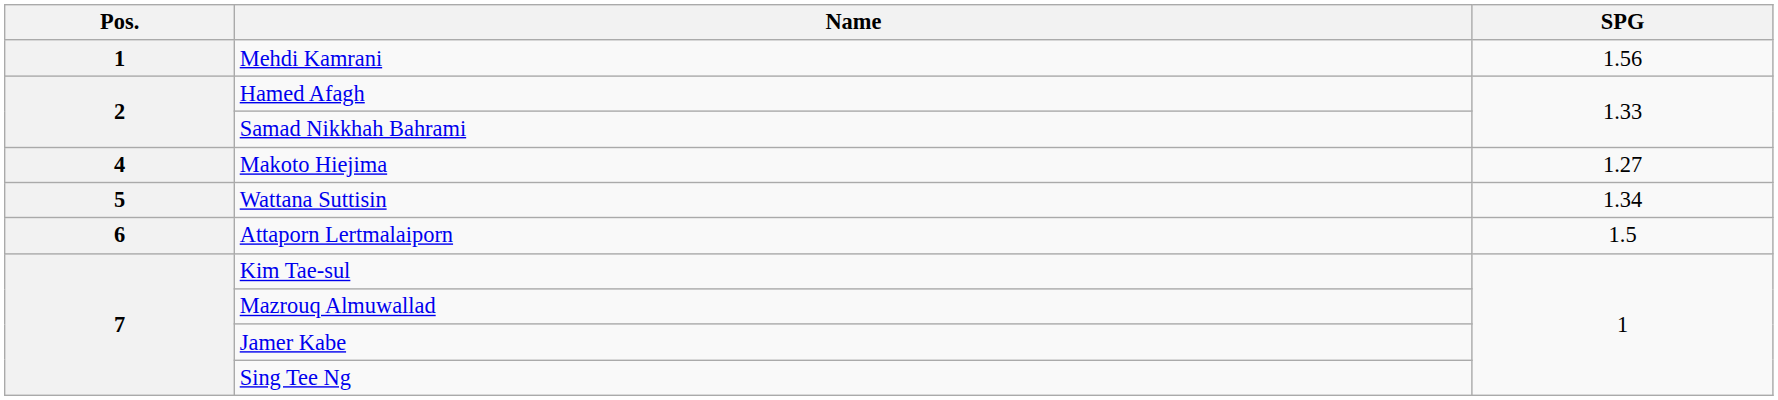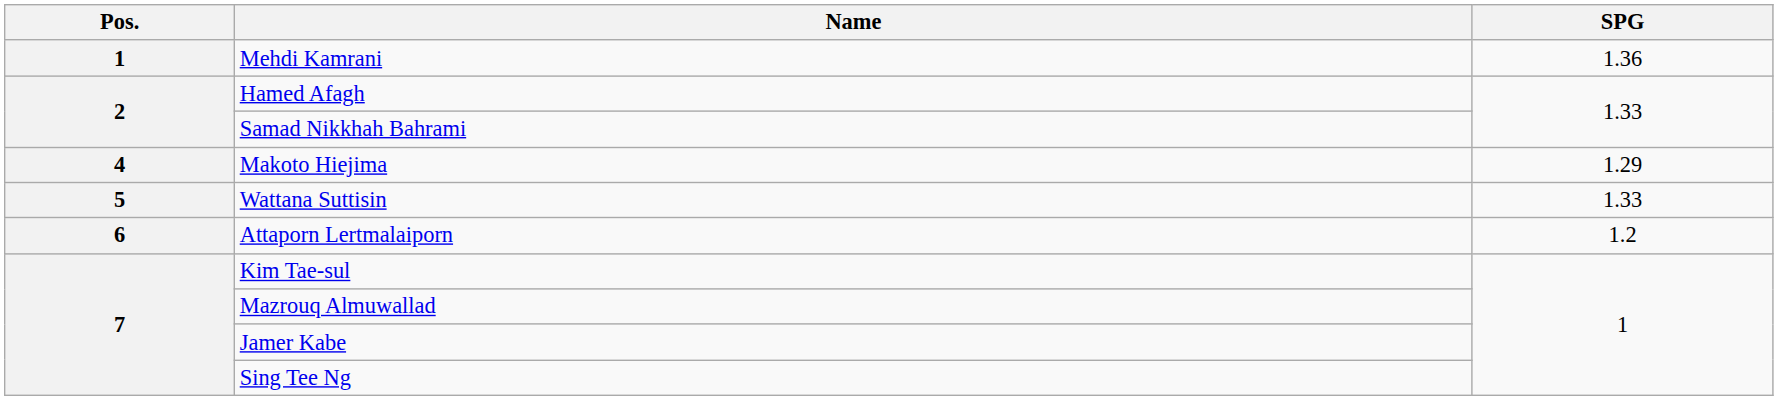(1623, 57) 1.56 -> (1623, 57) 1.36
(1623, 164) 1.27 -> (1623, 164) 1.29
(1623, 199) 1.34 -> (1623, 199) 1.33
(1623, 235) 1.5 -> (1623, 235) 1.2
